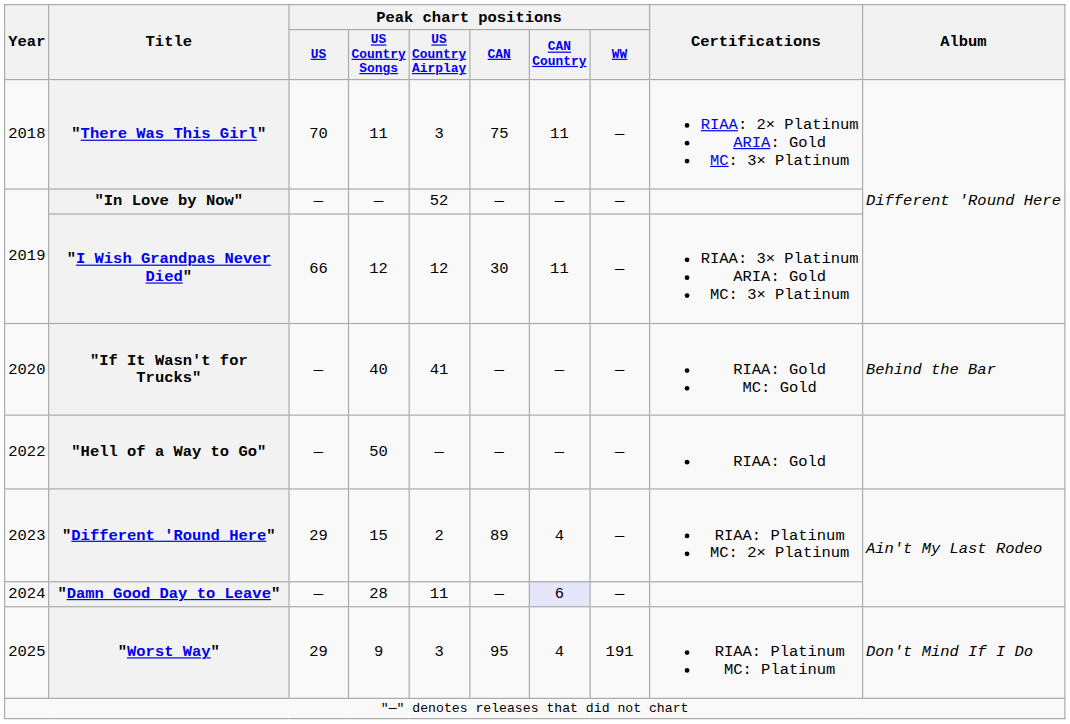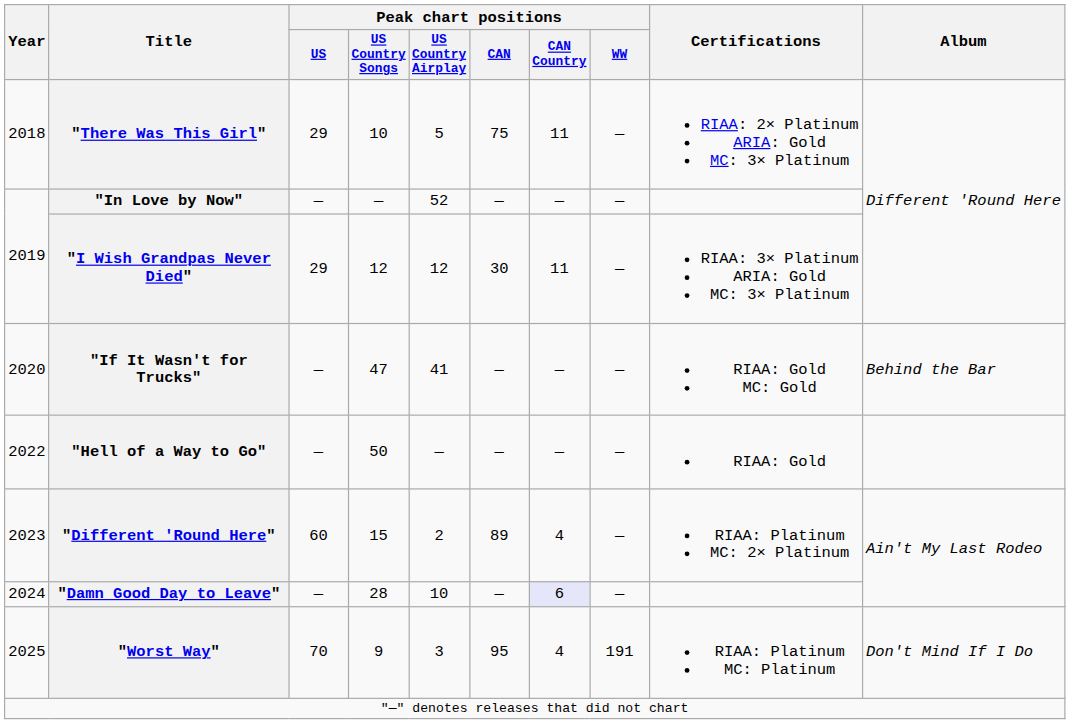(318, 134) 70 -> (318, 134) 29
(379, 134) 11 -> (379, 134) 10
(439, 134) 3 -> (439, 134) 5
(318, 269) 66 -> (318, 269) 29
(379, 370) 40 -> (379, 370) 47
(318, 535) 29 -> (318, 535) 60
(439, 594) 11 -> (439, 594) 10
(318, 652) 29 -> (318, 652) 70
